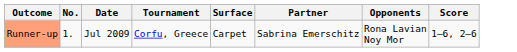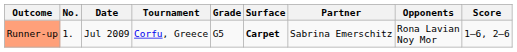+ column: (227, 12)
(230, 33) normal -> (263, 33) bold
